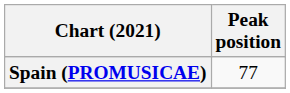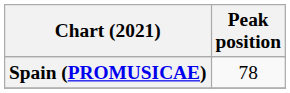(248, 72) 77 -> (248, 72) 78
